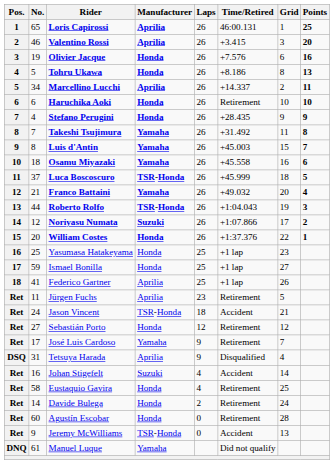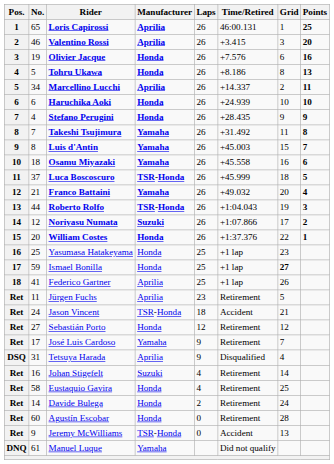(240, 102) Retirement -> (235, 102) +24.939
(284, 267) normal -> (284, 267) bold
(236, 373) Accident -> (240, 373) Retirement
